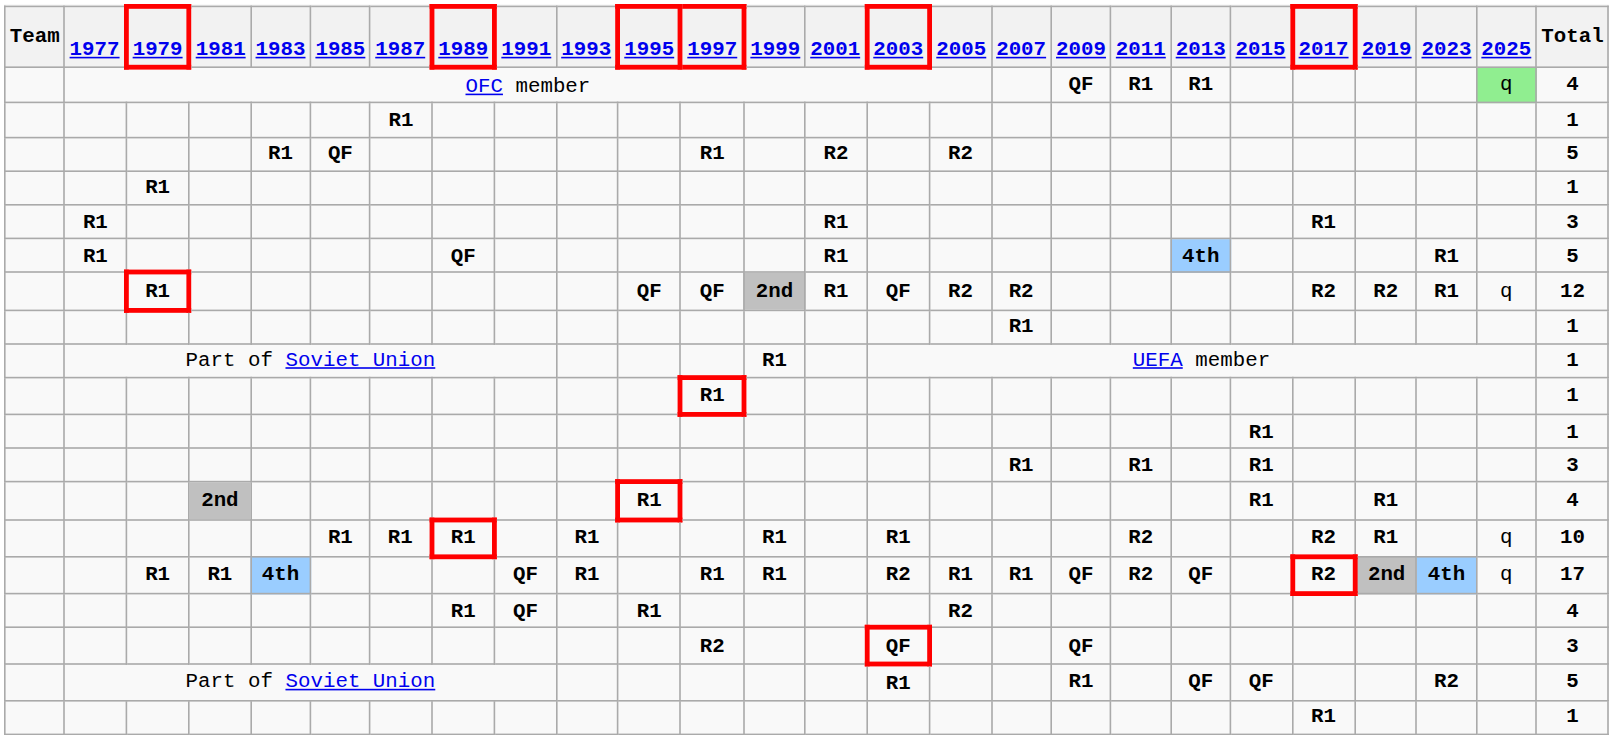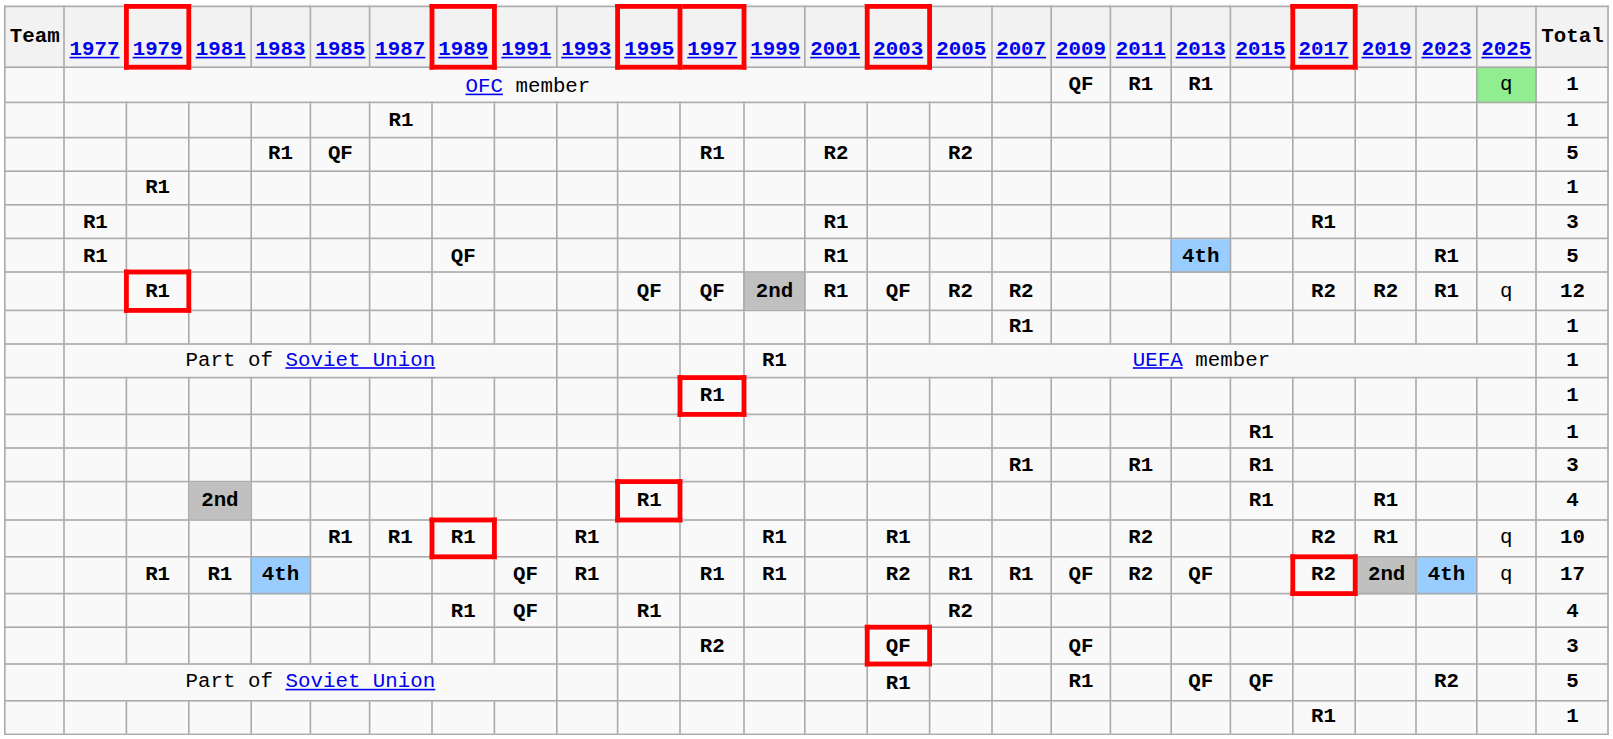(1572, 85) 4 -> (1572, 85) 1
